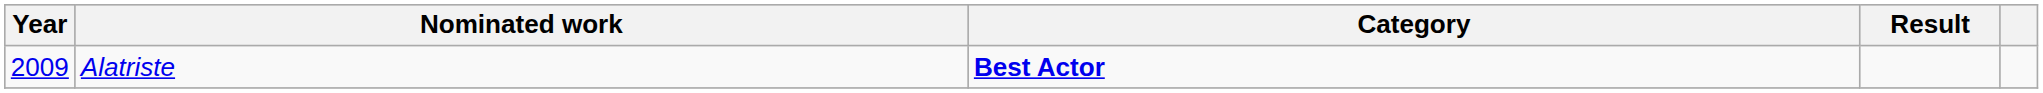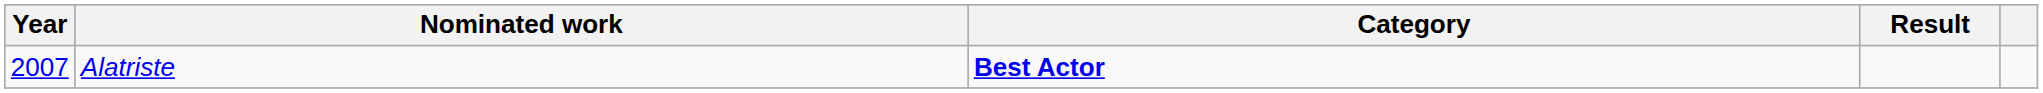(40, 66) 2009 -> (40, 66) 2007
